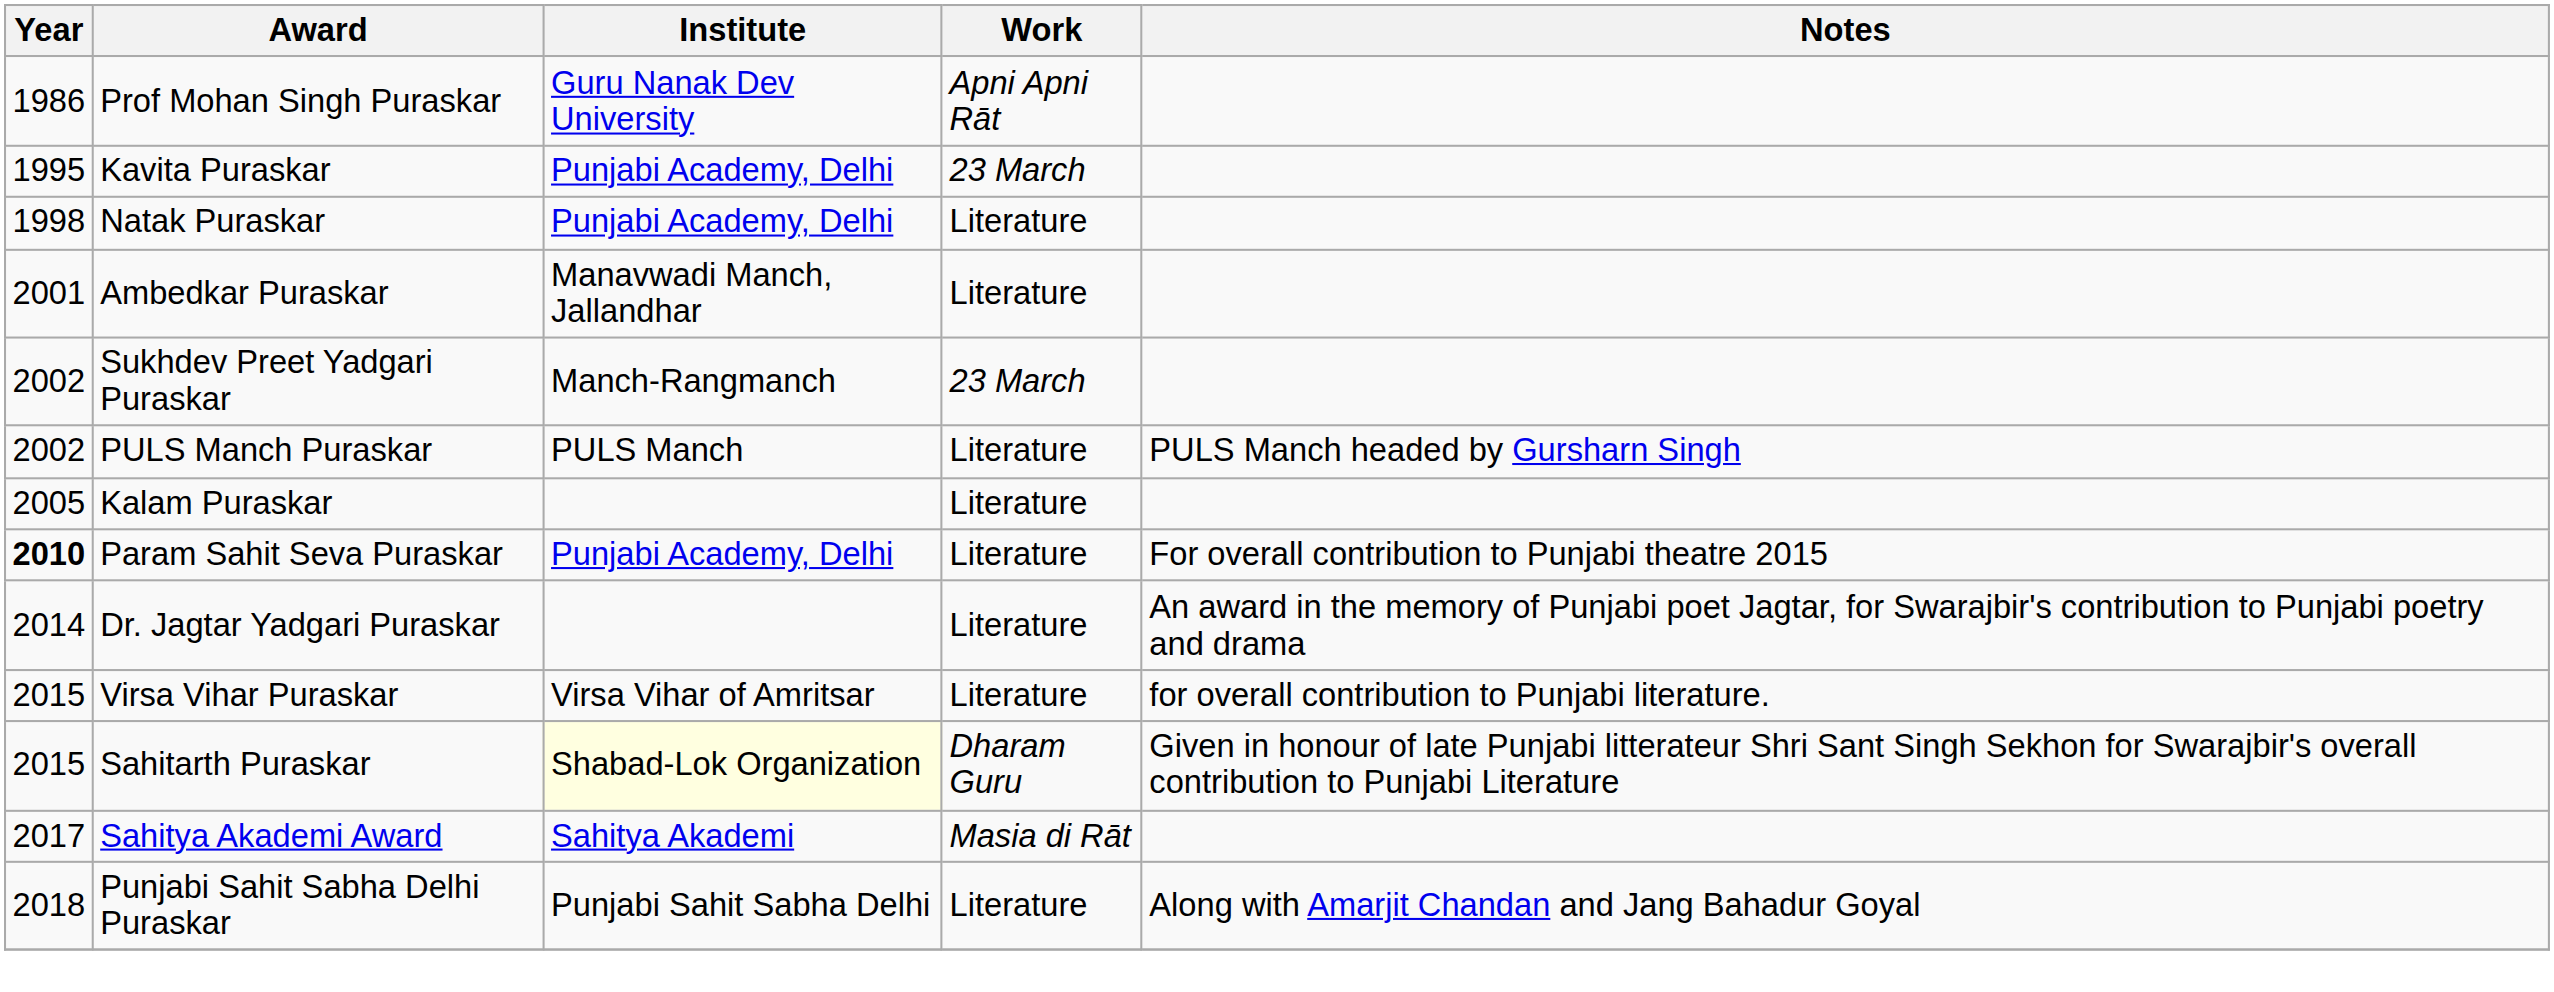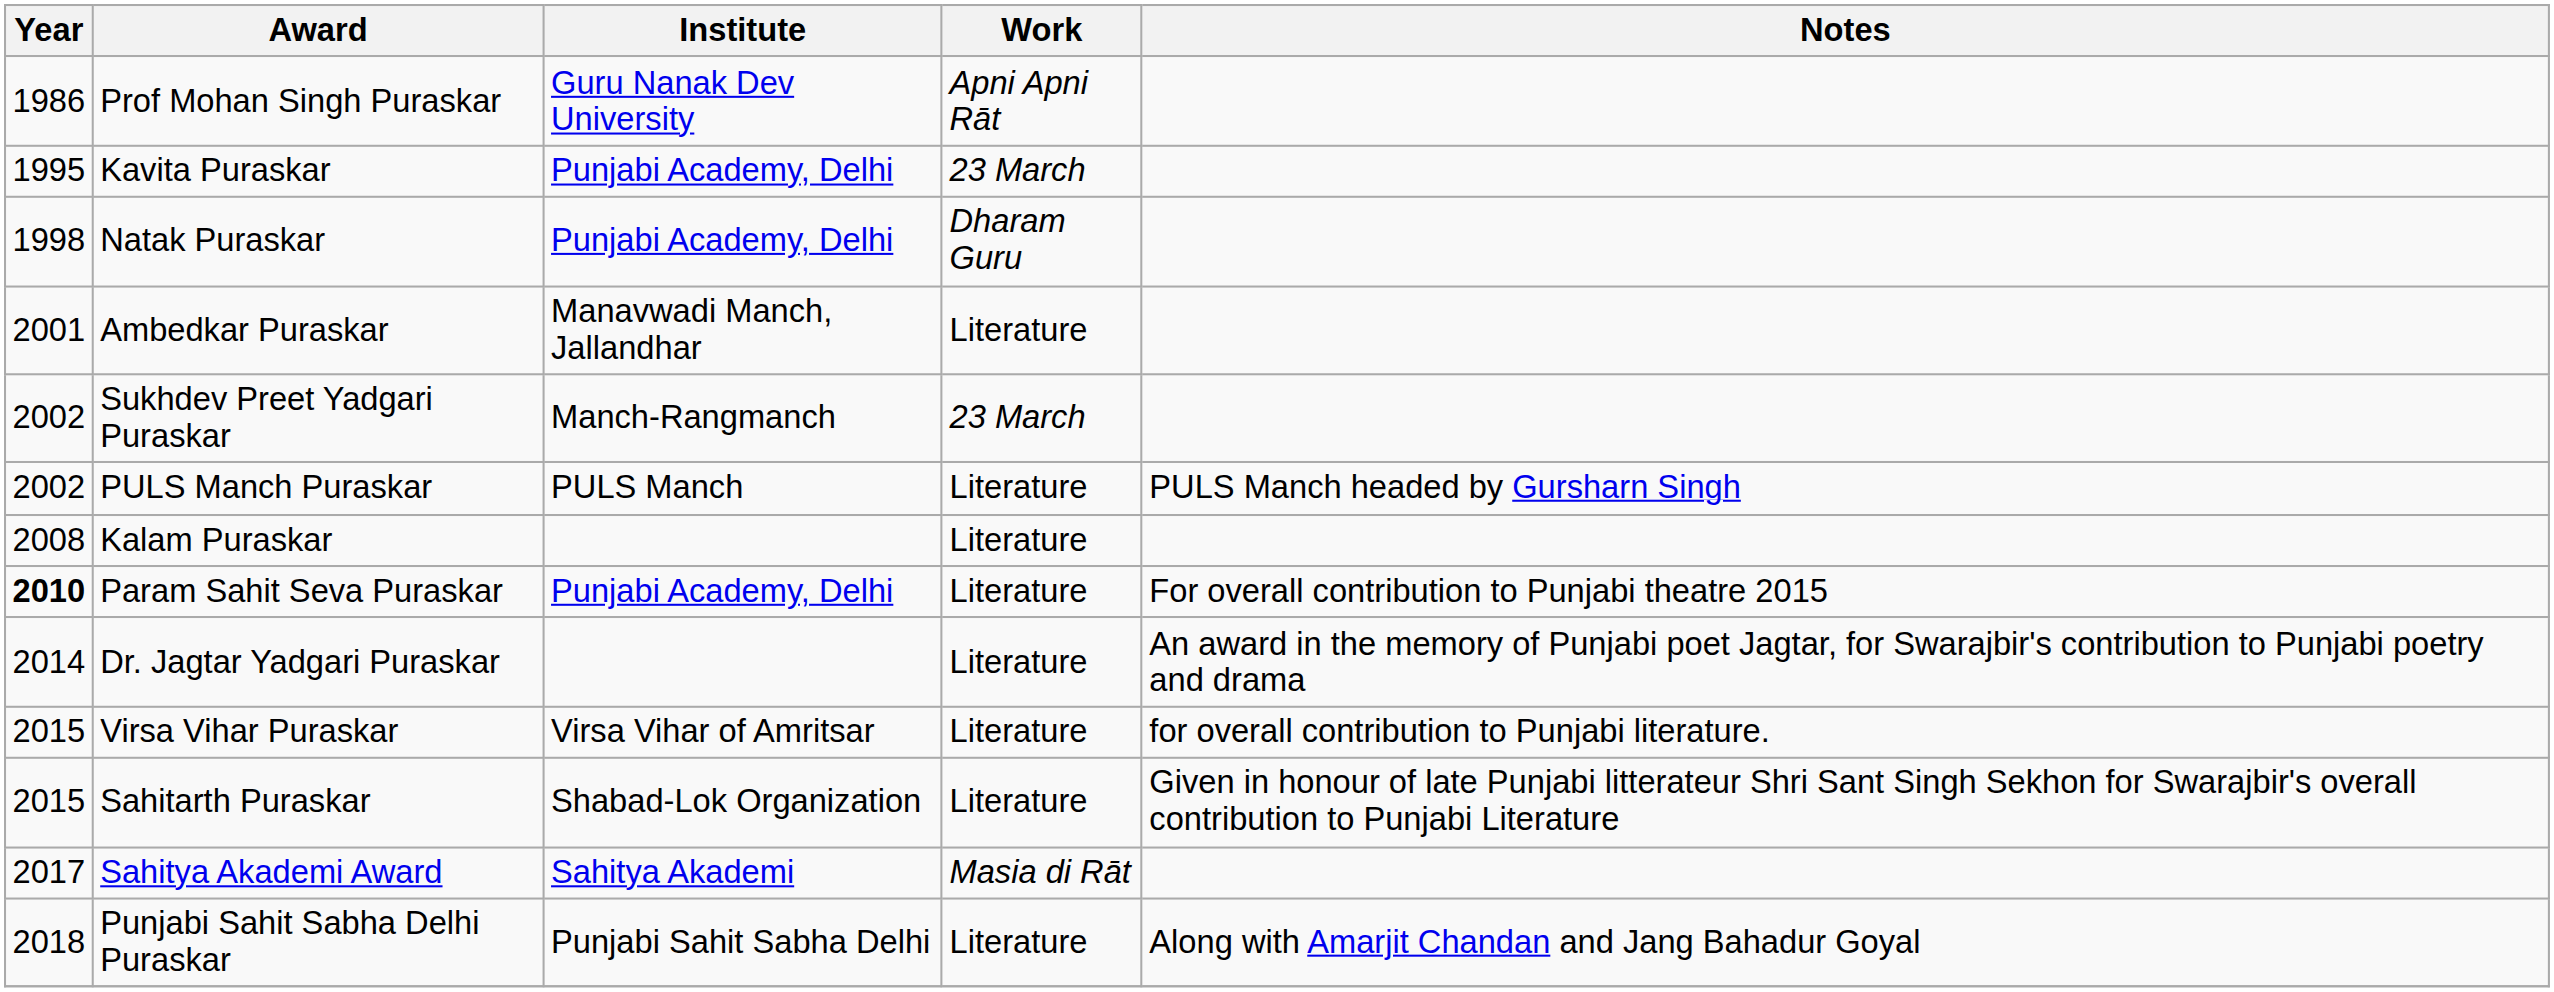(1018, 222) Literature -> (1008, 240) Dharam Guru
(49, 502) 2005 -> (49, 539) 2008
(736, 765) lightyellow background -> (736, 801) no background
(1008, 765) Dharam Guru -> (1018, 801) Literature
